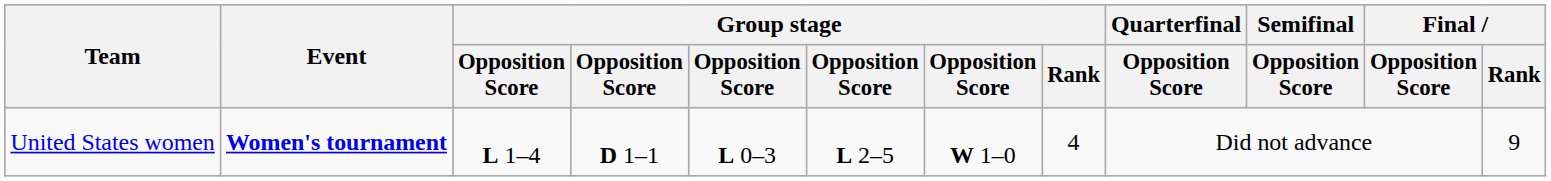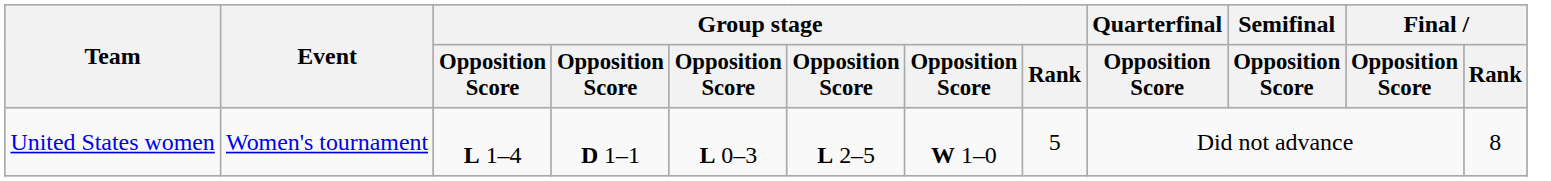(336, 141) bold -> (327, 141) normal
(1074, 141) 4 -> (1055, 141) 5
(1514, 141) 9 -> (1495, 141) 8
